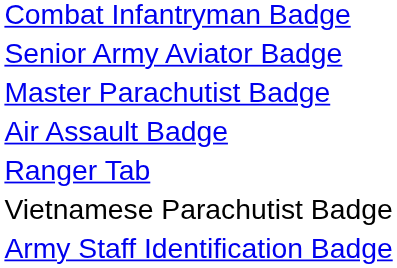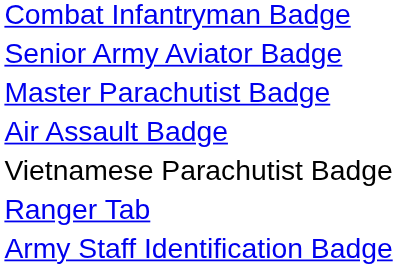rows swapped: (77, 170) <-> (199, 209)
